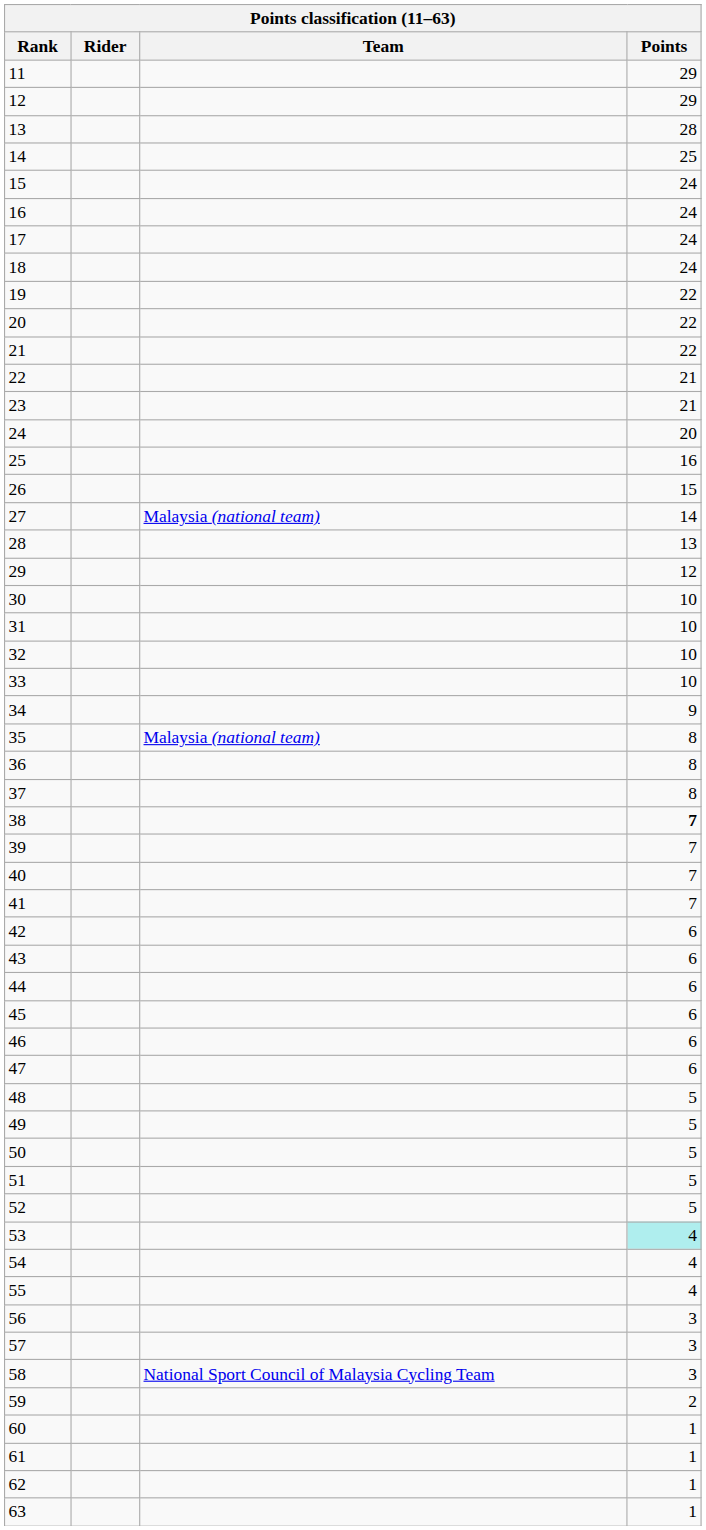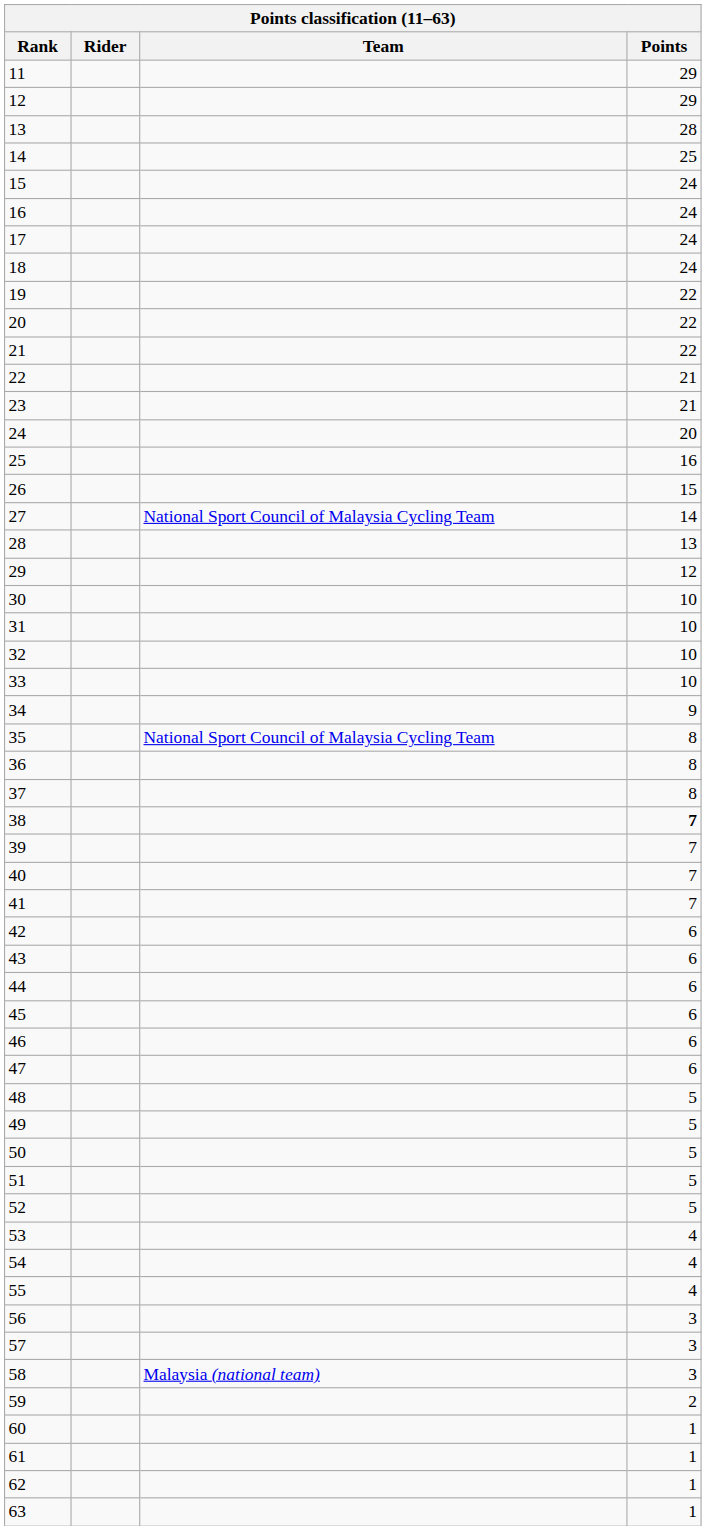(232, 516) Malaysia (national team) -> (319, 516) National Sport Council of Malaysia Cycling Team
(232, 737) Malaysia (national team) -> (319, 737) National Sport Council of Malaysia Cycling Team
(693, 1235) paleturquoise background -> (693, 1235) no background
(319, 1373) National Sport Council of Malaysia Cycling Team -> (232, 1373) Malaysia (national team)
